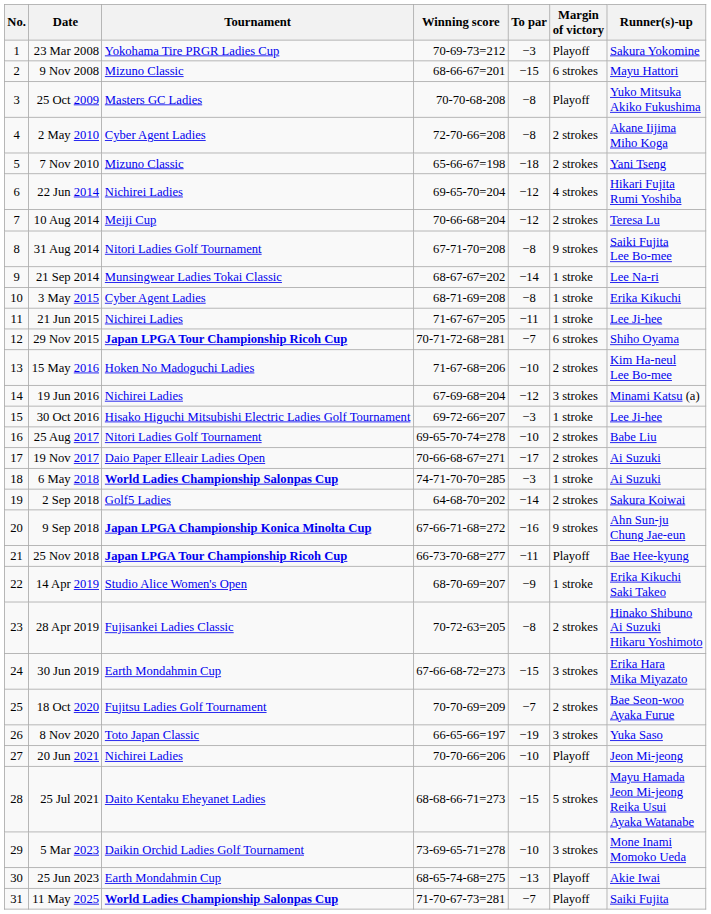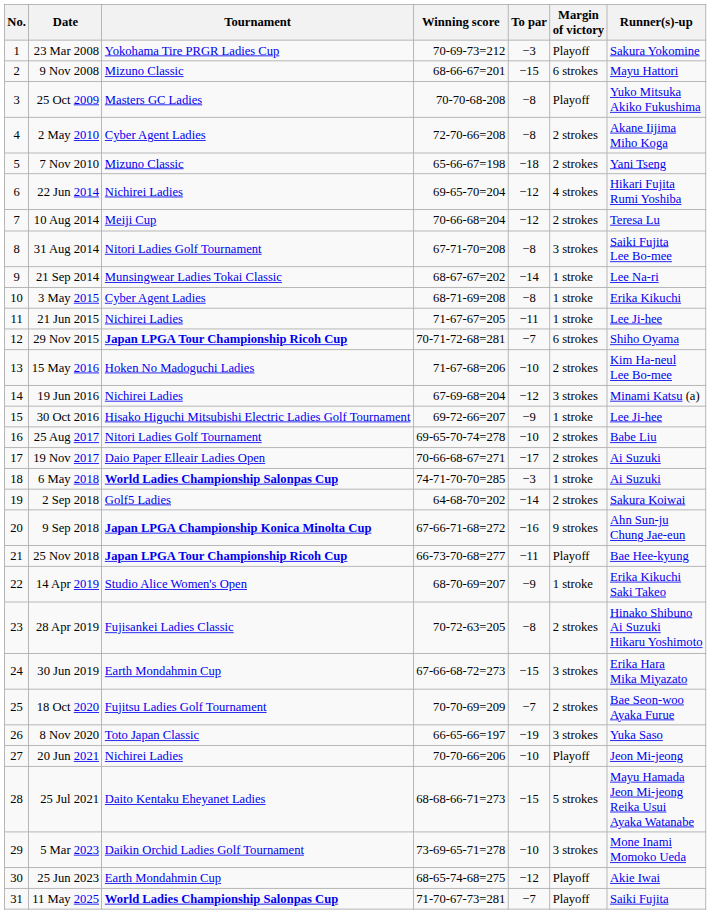(575, 248) 9 strokes -> (575, 248) 3 strokes
(529, 416) −3 -> (529, 416) −9
(529, 878) −13 -> (529, 878) −12
